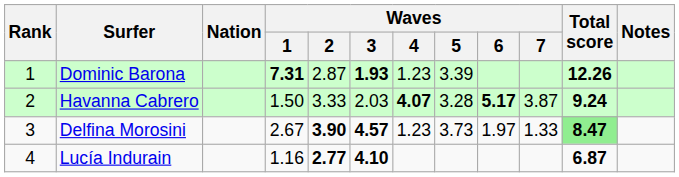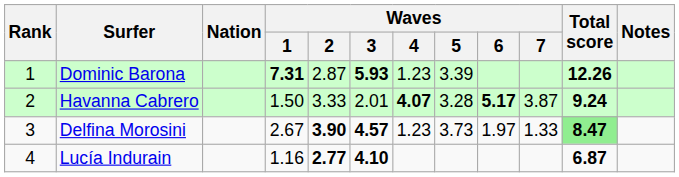(372, 74) 1.93 -> (372, 74) 5.93
(372, 102) 2.03 -> (372, 102) 2.01
